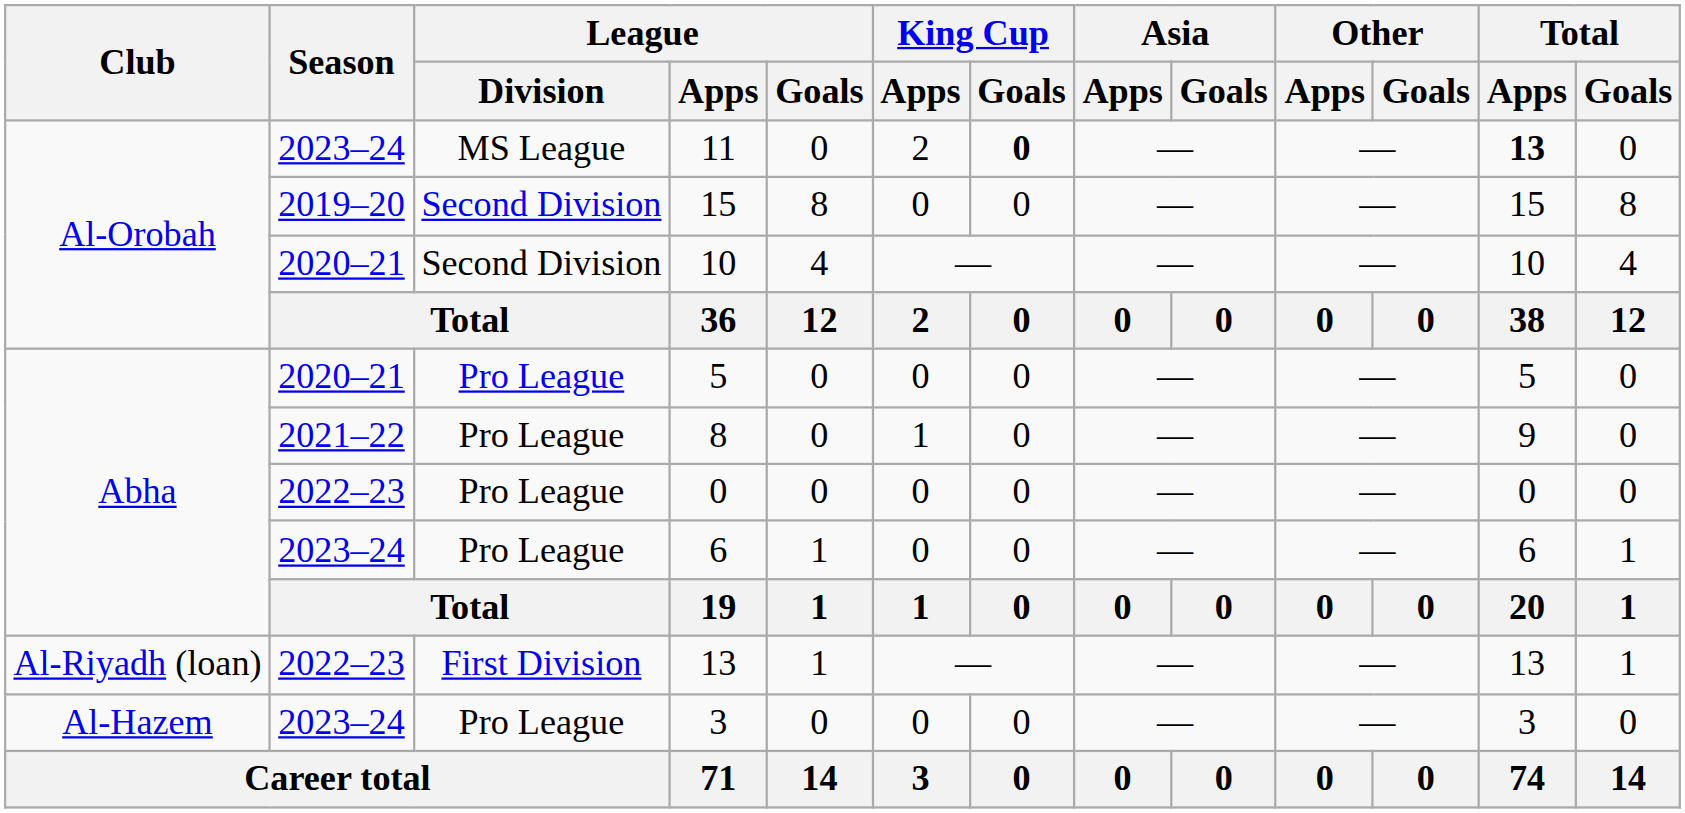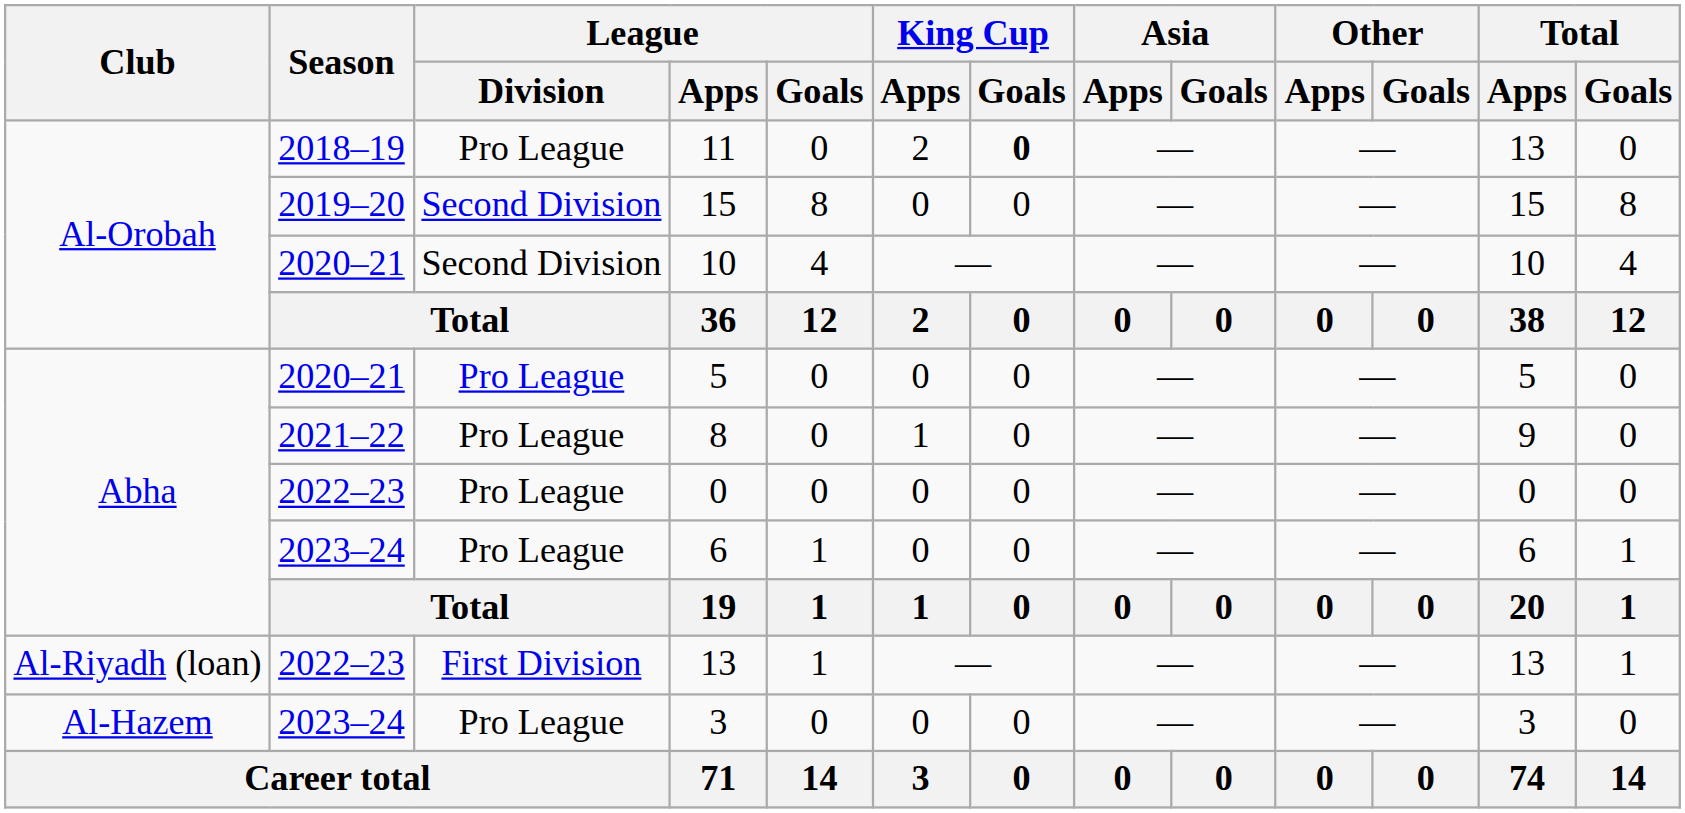(341, 147) 2023–24 -> (341, 147) 2018–19
(541, 147) MS League -> (541, 147) Pro League
(1527, 147) bold -> (1527, 147) normal
